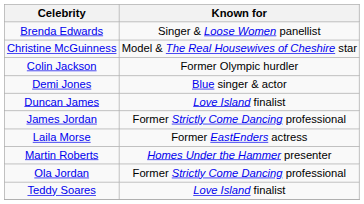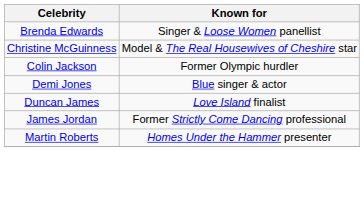- row: (62, 137)
- row: (62, 173)
- row: (62, 191)
